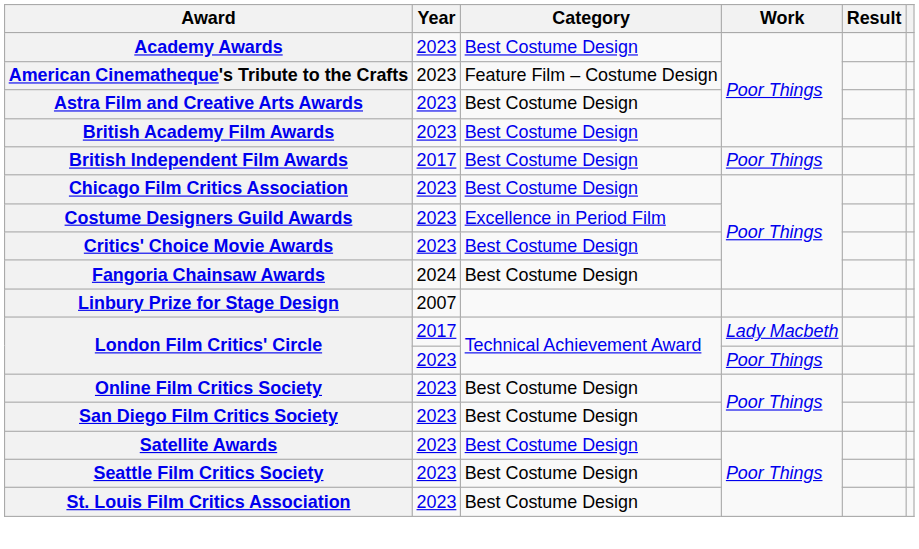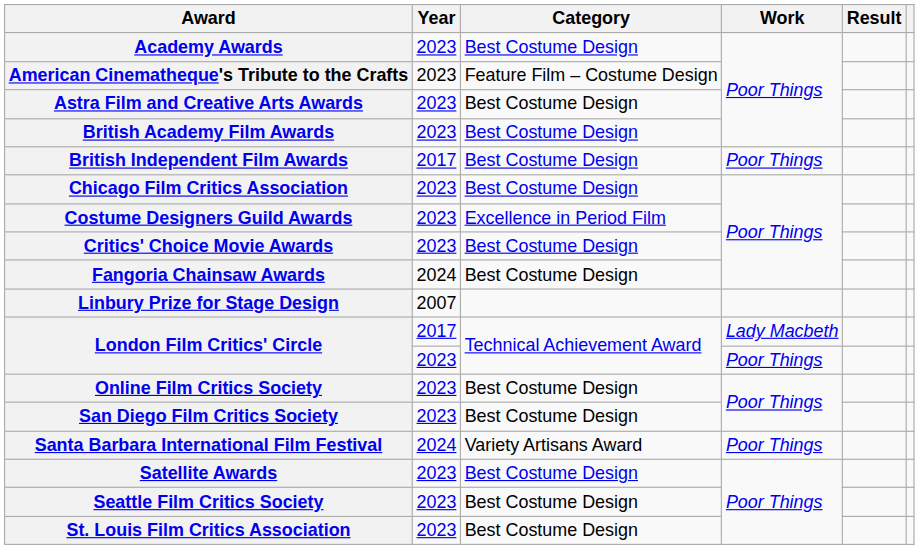+ row: (208, 445)
